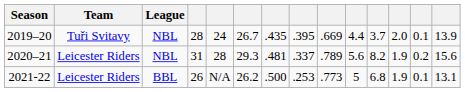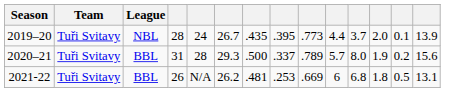(331, 35) .669 -> (312, 35) .773
(98, 56) Leicester Riders -> (89, 56) Tuři Svitavy
(165, 56) NBL -> (146, 56) BBL
(276, 56) .481 -> (256, 56) .500
(356, 56) 5.6 -> (337, 56) 5.7
(378, 56) 8.2 -> (358, 56) 8.0
(98, 77) Leicester Riders -> (89, 77) Tuři Svitavy
(276, 77) .500 -> (256, 77) .481
(331, 77) .773 -> (312, 77) .669
(356, 77) 5 -> (337, 77) 6
(399, 77) 1.9 -> (380, 77) 1.8
(421, 77) 0.1 -> (402, 77) 0.5
